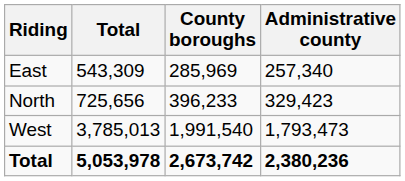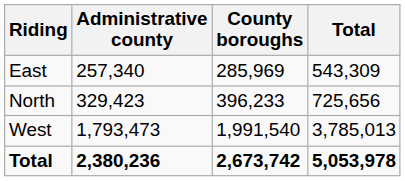columns swapped: (330, 30) <-> (118, 30)
